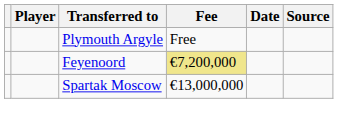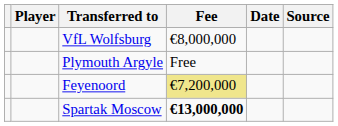+ row: (107, 39)
(207, 86) normal -> (207, 109) bold
